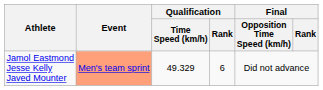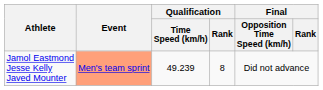(181, 69) 49.329 -> (181, 69) 49.239
(222, 69) 6 -> (222, 69) 8
